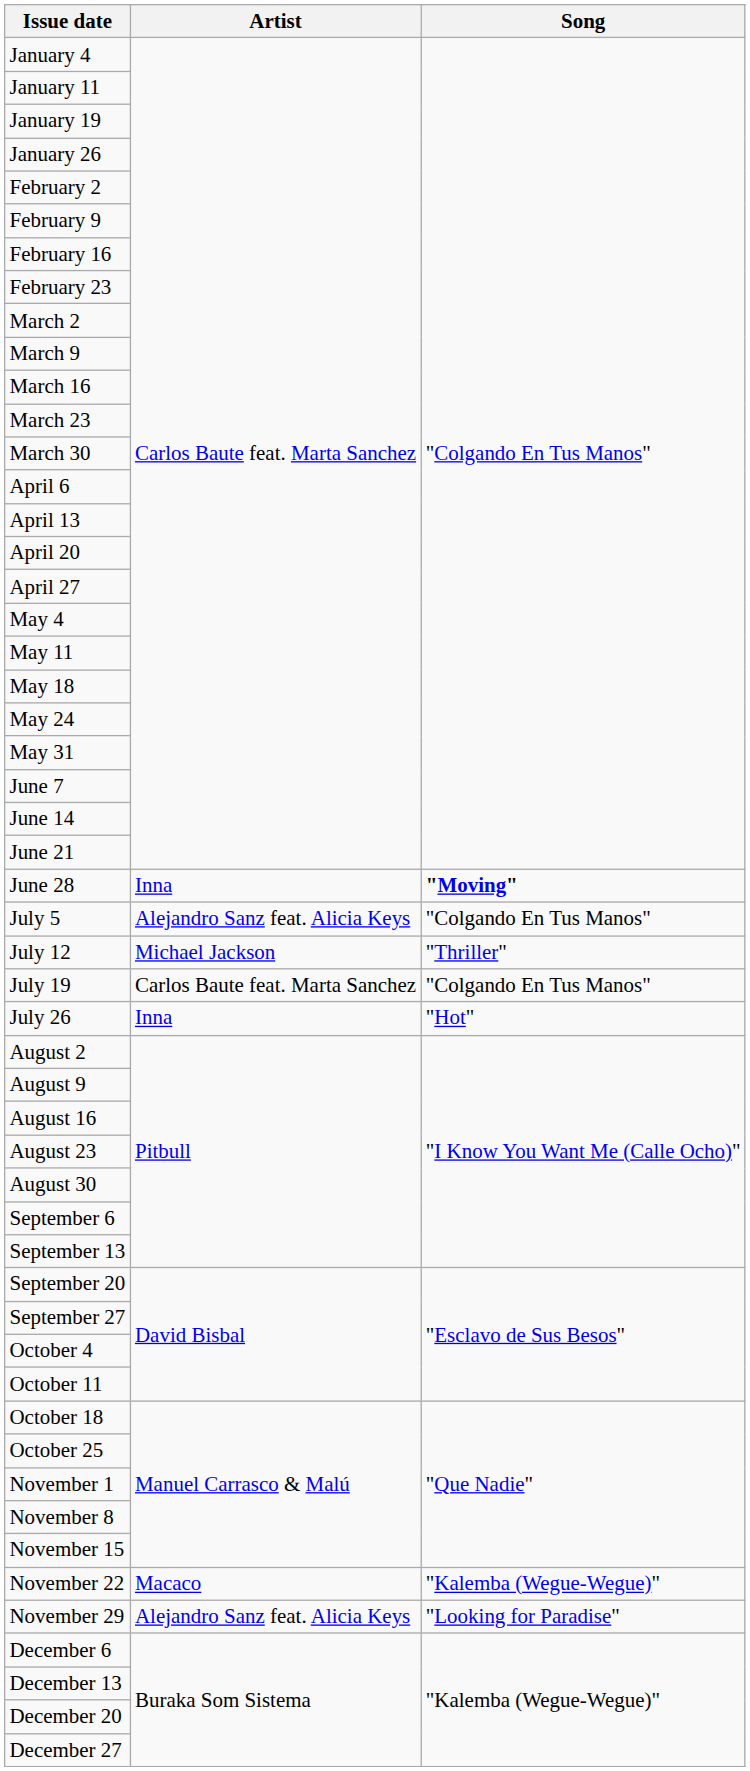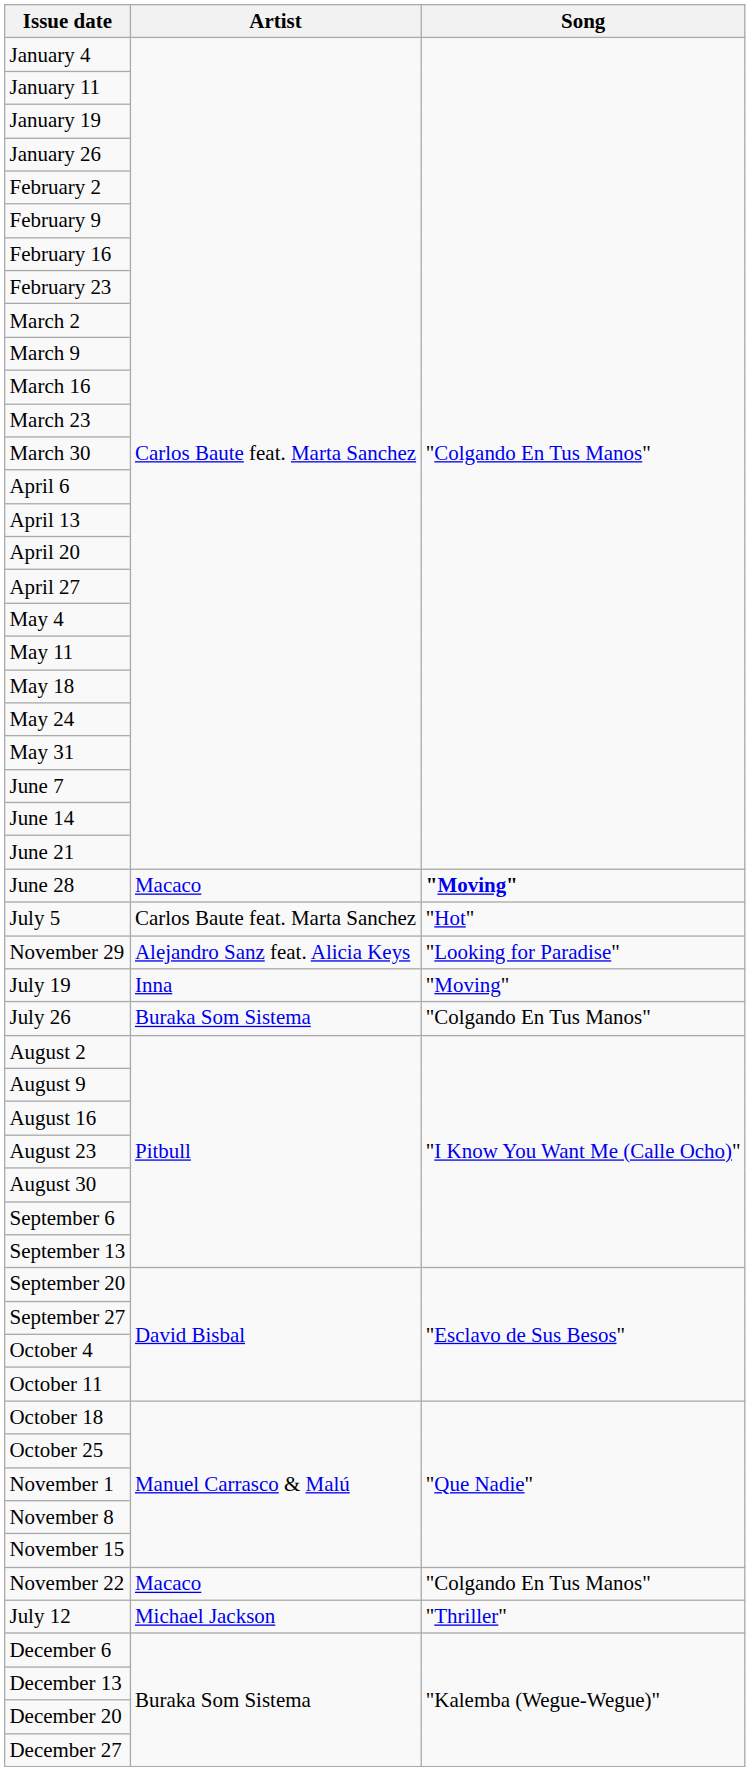(154, 885) Inna -> (168, 885) Macaco
(273, 918) Alejandro Sanz feat. Alicia Keys -> (276, 918) Carlos Baute feat. Marta Sanchez
(538, 918) "Colgando En Tus Manos" -> (450, 918) "Hot"
rows swapped: (40, 951) <-> (67, 1616)
(276, 985) Carlos Baute feat. Marta Sanchez -> (154, 985) Inna
(538, 985) "Colgando En Tus Manos" -> (468, 985) "Moving"
(154, 1018) Inna -> (223, 1018) Buraka Som Sistema
(450, 1018) "Hot" -> (538, 1018) "Colgando En Tus Manos"
(543, 1583) "Kalemba (Wegue-Wegue)" -> (538, 1583) "Colgando En Tus Manos"
